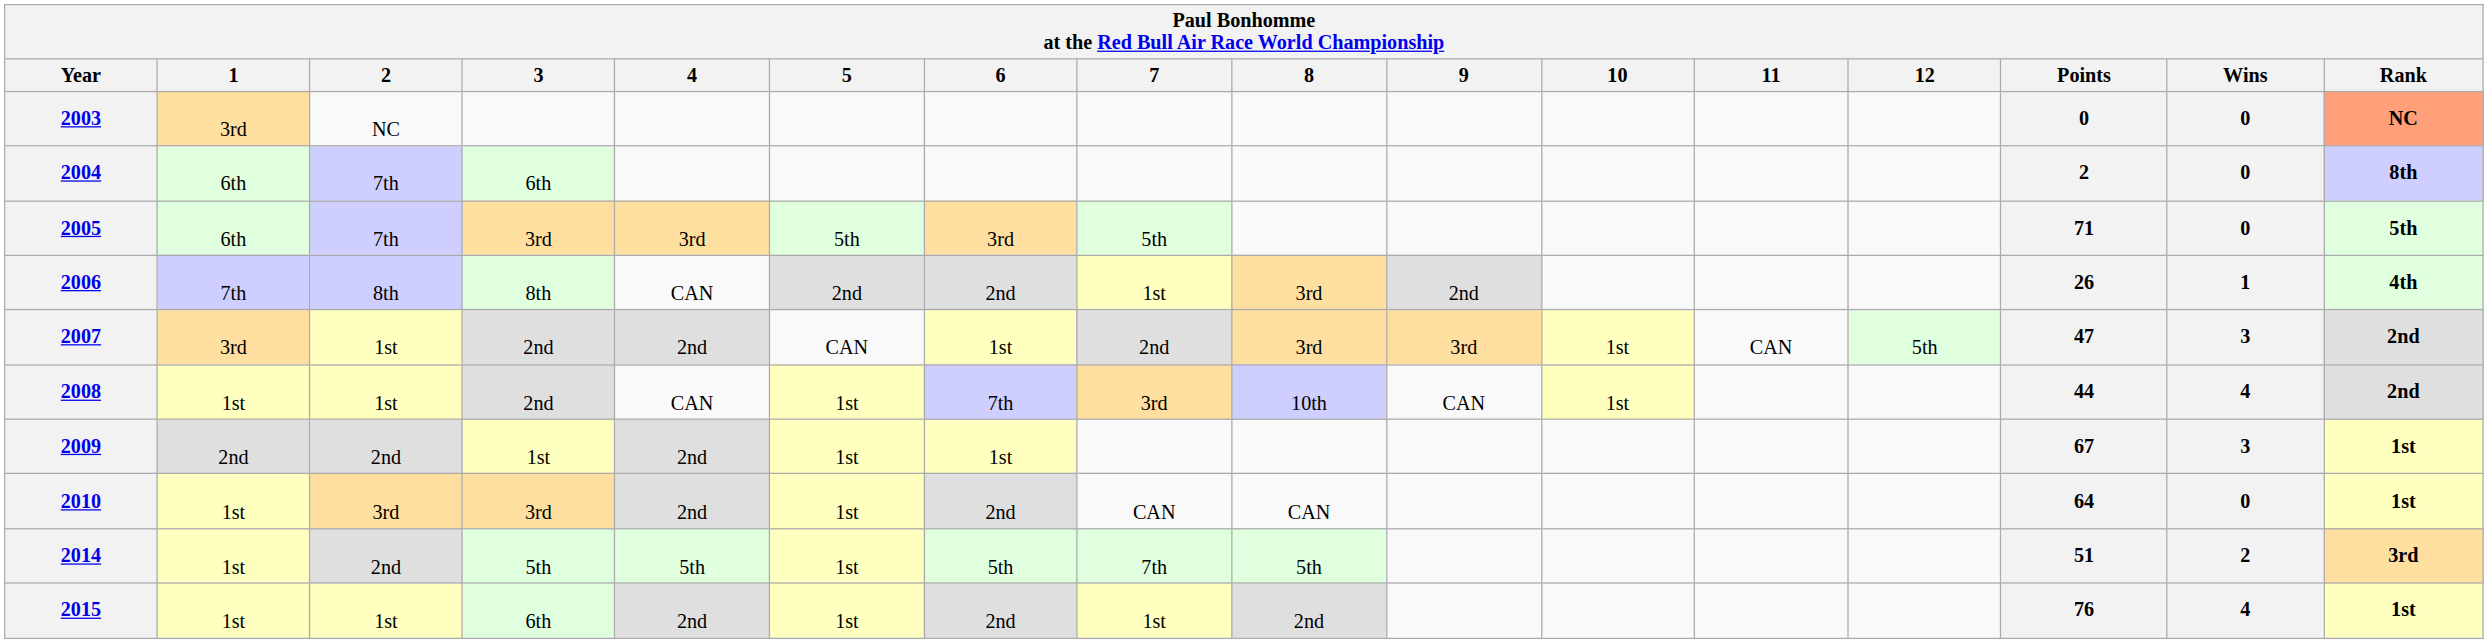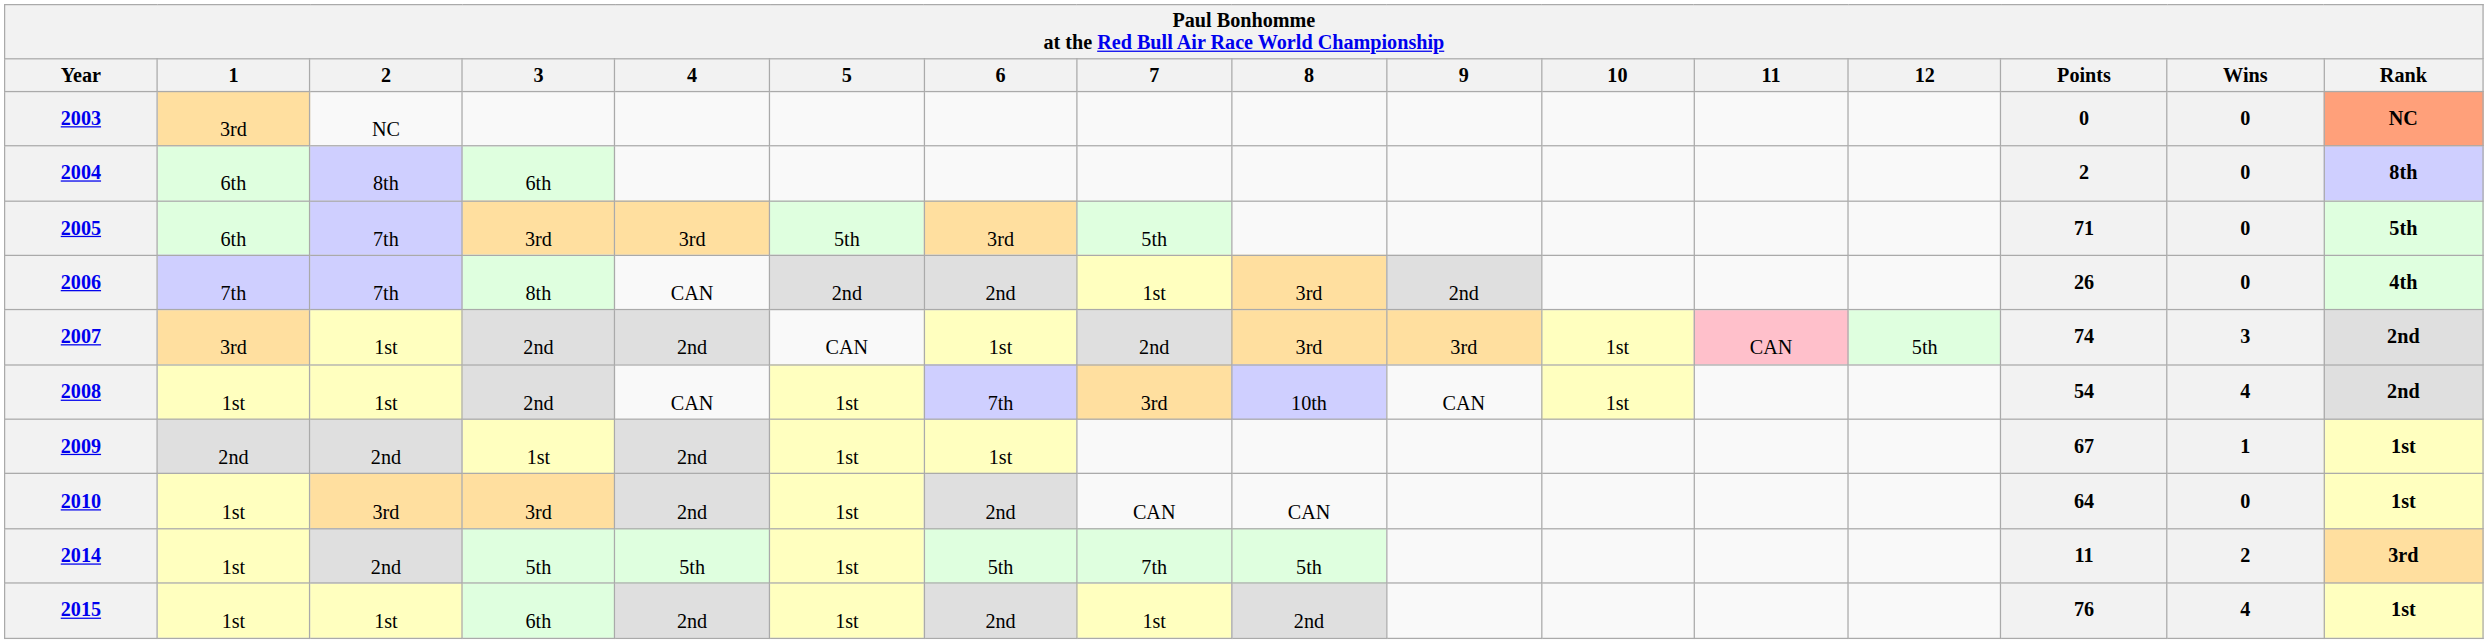(386, 184) 7th -> (386, 184) 8th
(386, 293) 8th -> (386, 293) 7th
(2245, 282) 1 -> (2245, 282) 0
(1771, 348) no background -> (1771, 348) pink background
(2084, 337) 47 -> (2084, 337) 74
(2084, 391) 44 -> (2084, 391) 54
(2245, 446) 3 -> (2245, 446) 1
(2084, 555) 51 -> (2084, 555) 11
